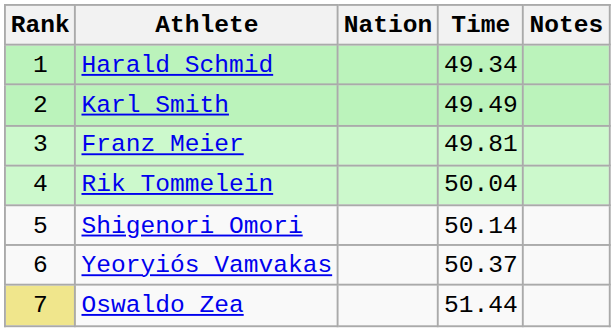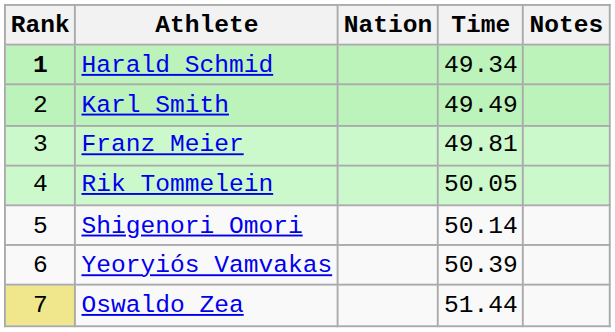(40, 65) normal -> (40, 65) bold
(481, 185) 50.04 -> (481, 185) 50.05
(481, 265) 50.37 -> (481, 265) 50.39
